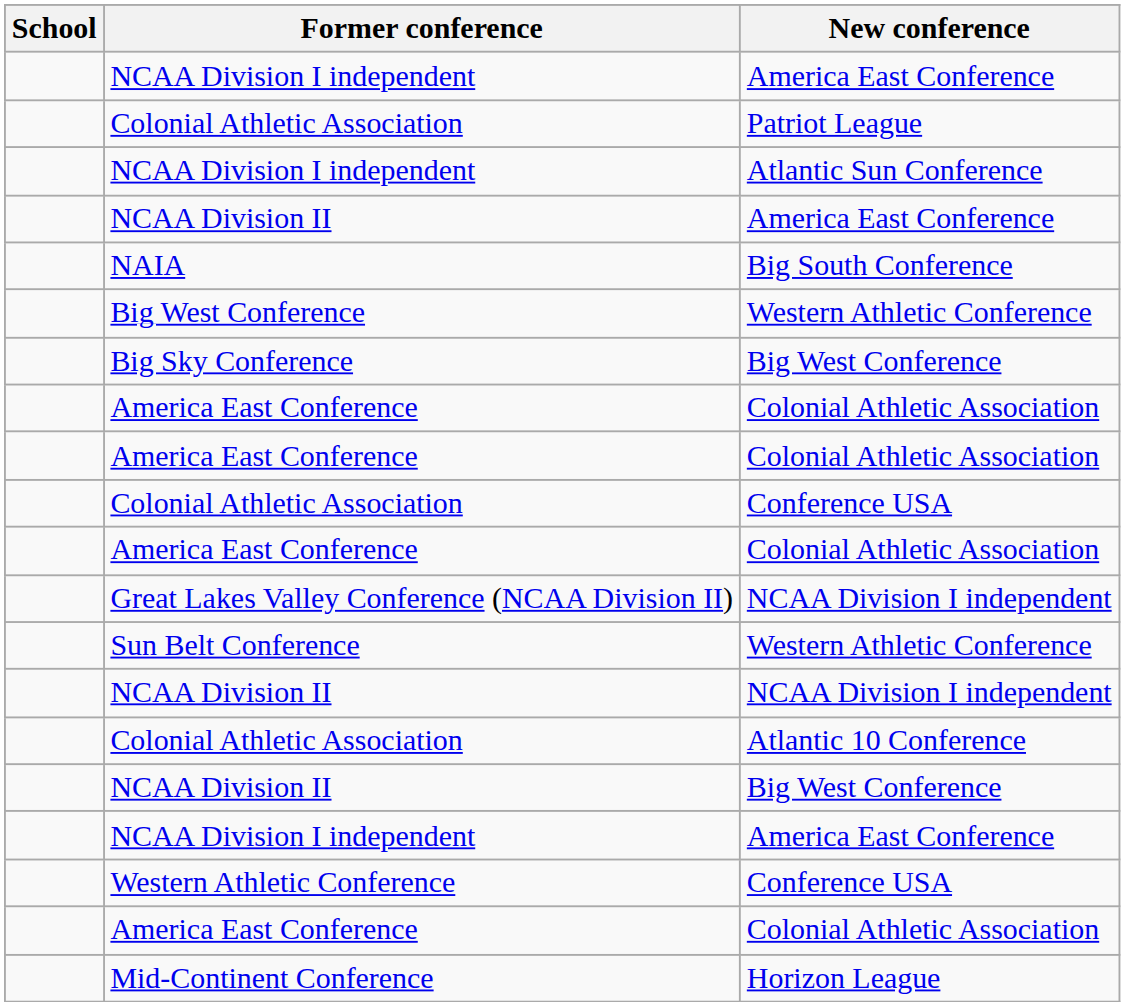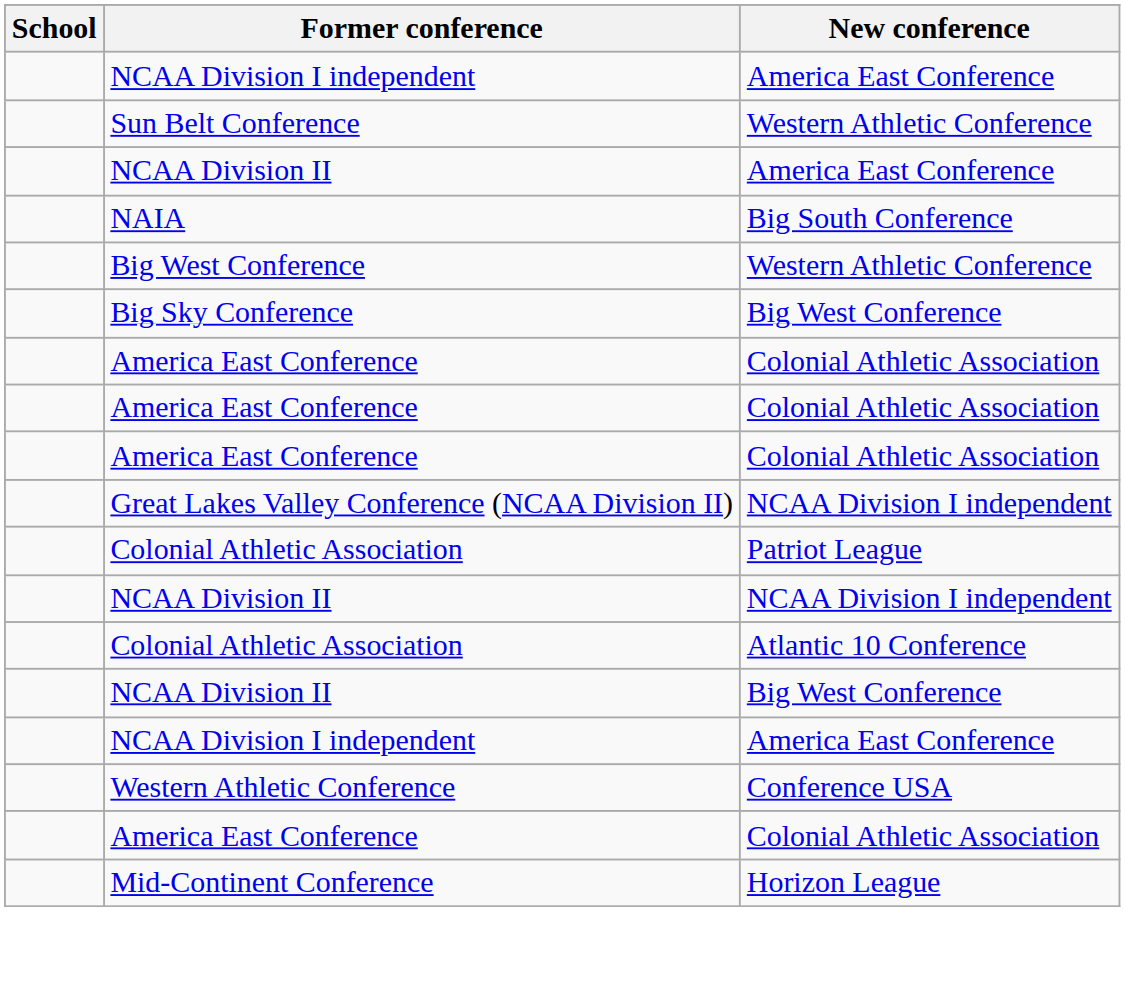rows swapped: (287, 123) <-> (235, 645)
- row: (293, 170)
- row: (287, 502)
